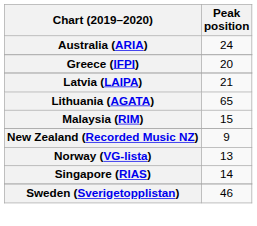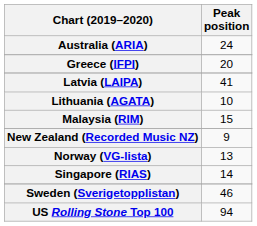(227, 82) 21 -> (227, 82) 41
(227, 100) 65 -> (227, 100) 10
+ row: (103, 212)
